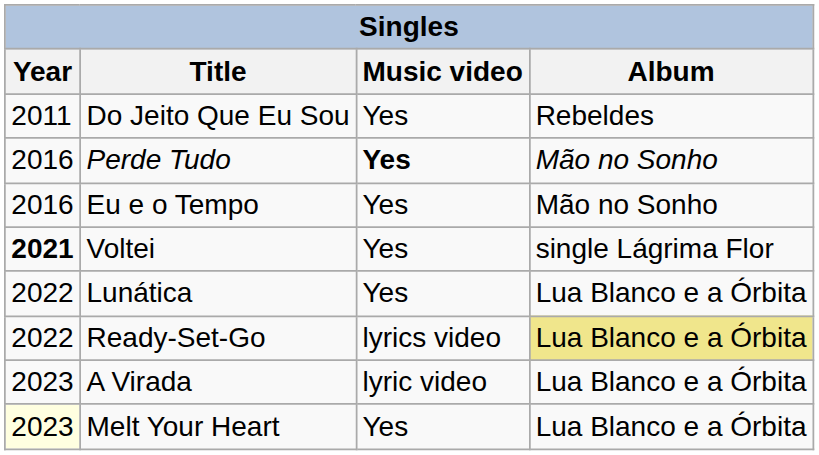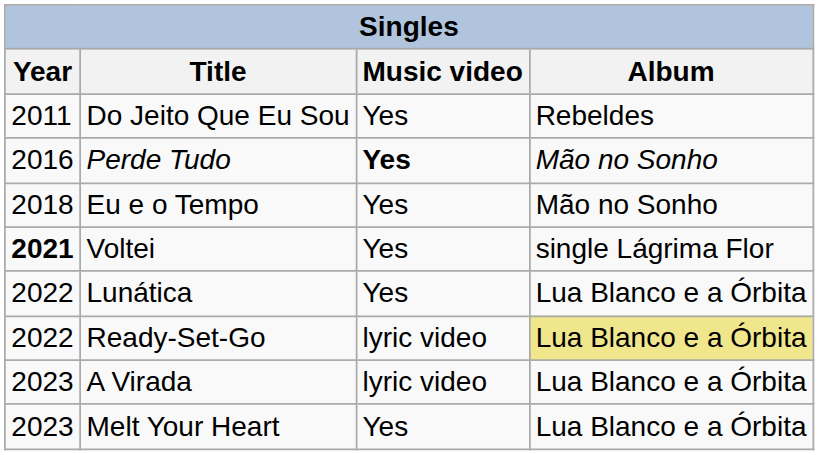(42, 204) 2016 -> (42, 204) 2018
(432, 337) lyrics video -> (425, 337) lyric video
(42, 426) lightyellow background -> (42, 426) no background
